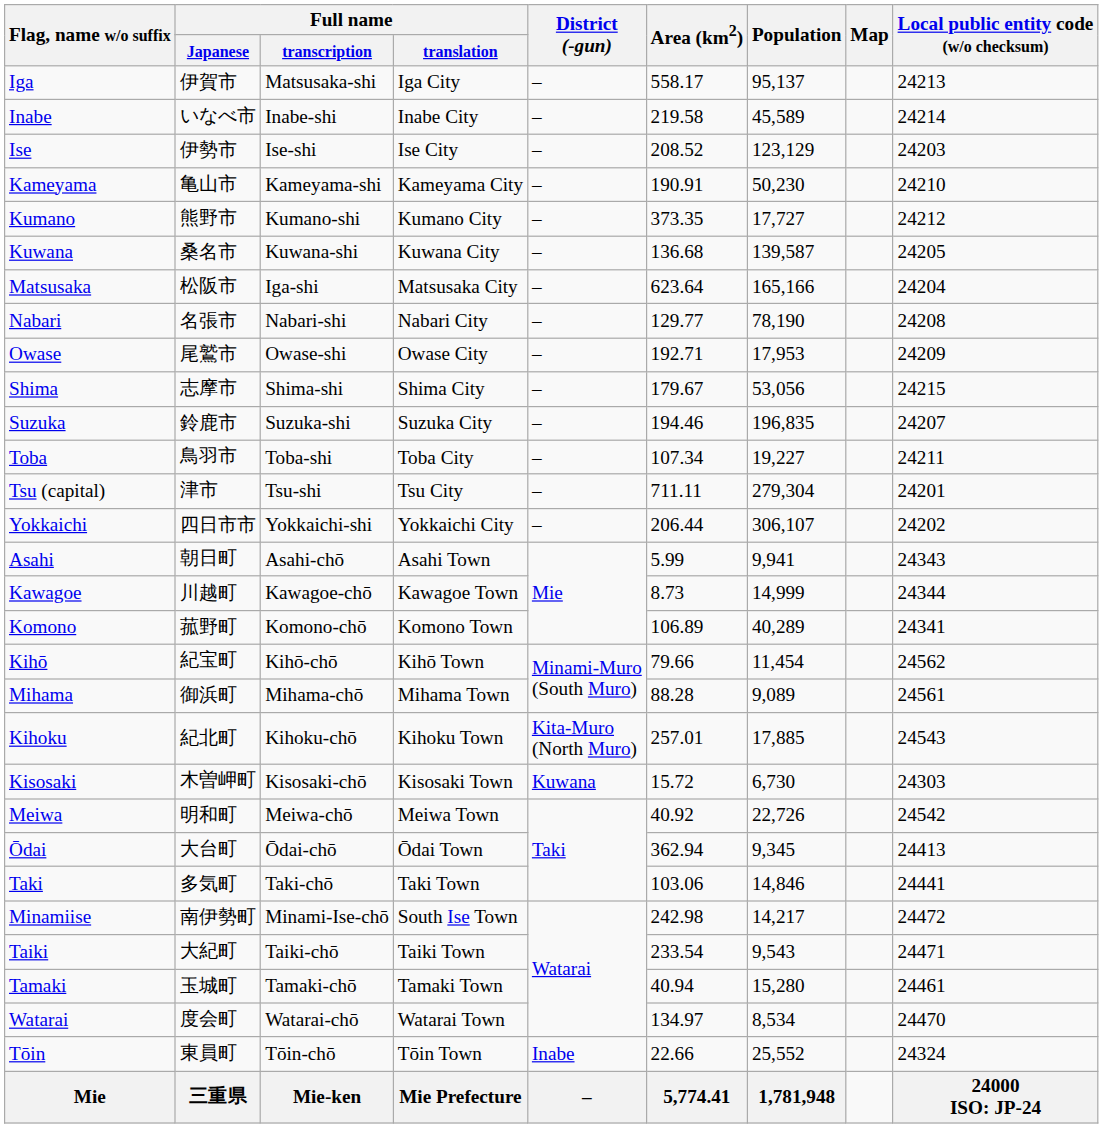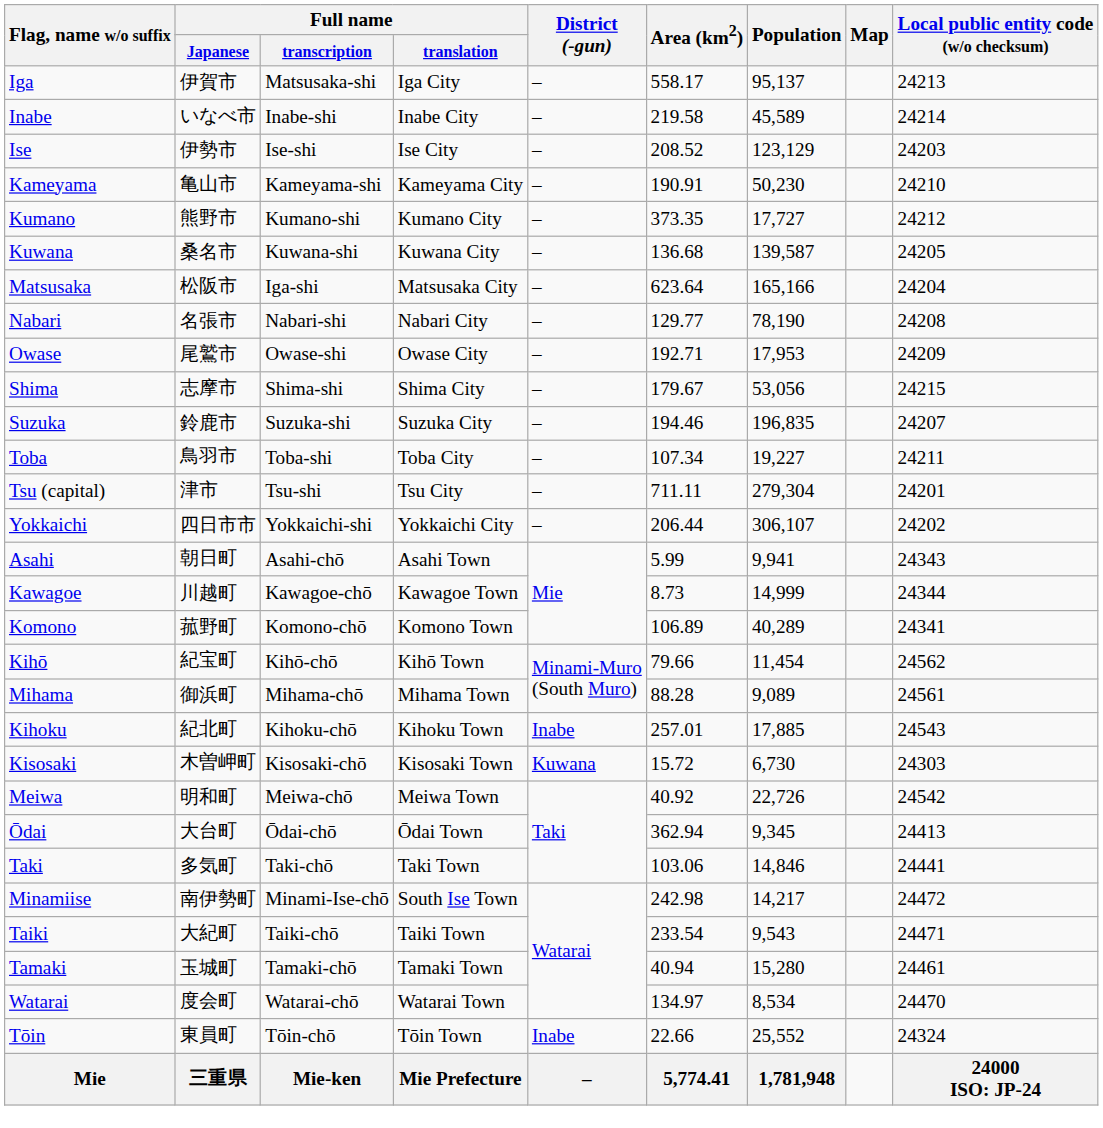(584, 738) Kita-Muro (North Muro) -> (553, 729) Inabe
